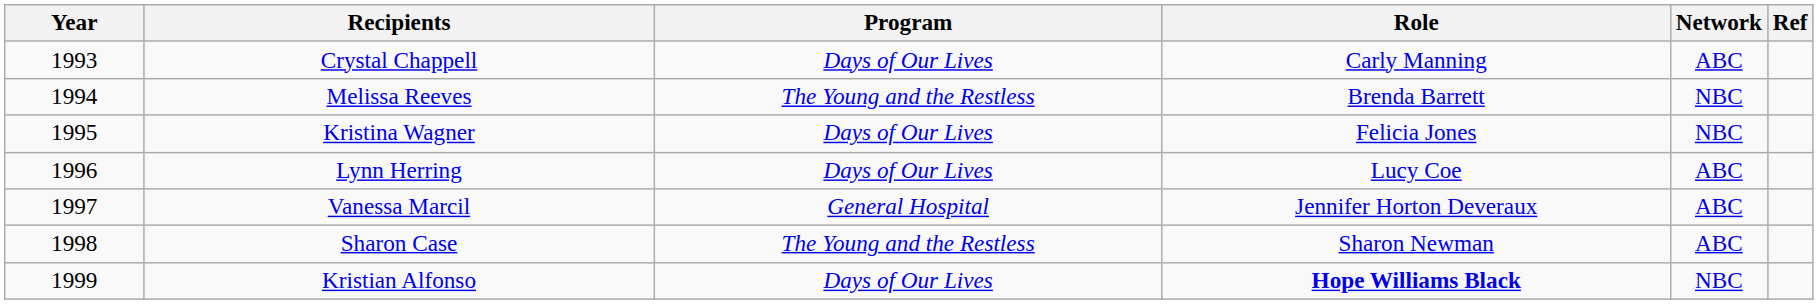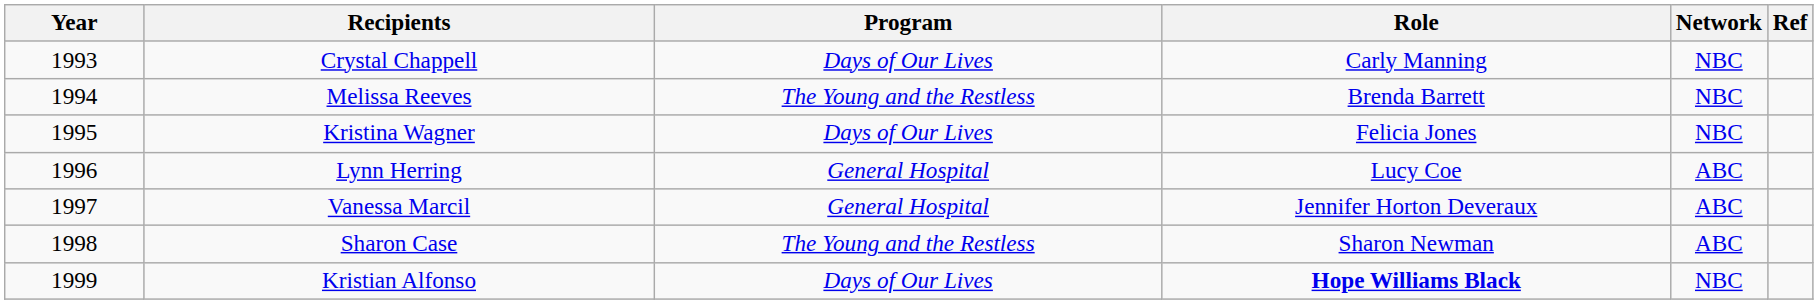(1719, 59) ABC -> (1719, 59) NBC
(908, 170) Days of Our Lives -> (908, 170) General Hospital
